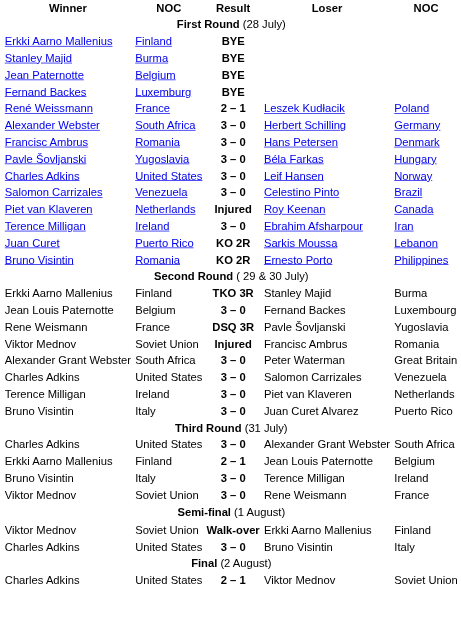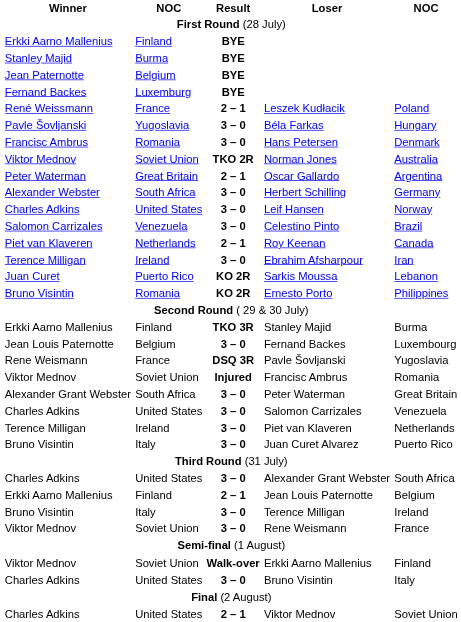rows swapped: (46, 159) <-> (52, 125)
+ row: (40, 159)
+ row: (45, 176)
(233, 209) Injured -> (233, 243) 2 – 1
